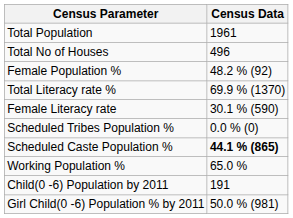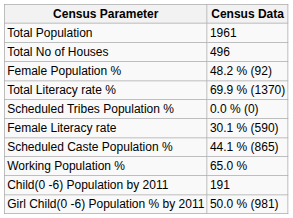rows swapped: (62, 109) <-> (91, 128)
(244, 147) bold -> (244, 147) normal
